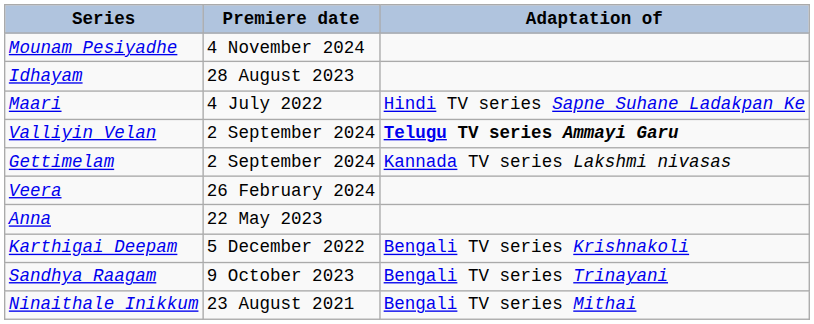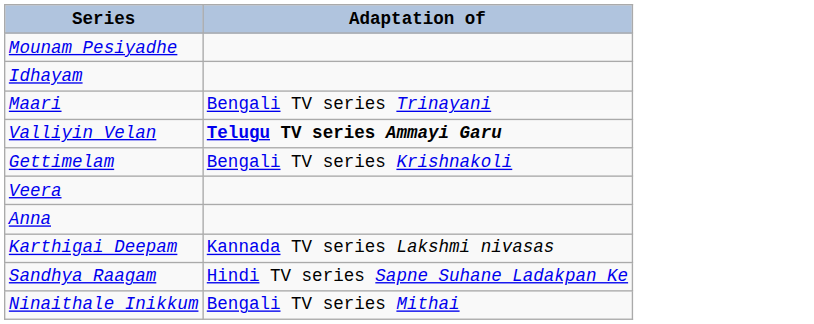- column: (291, 19)
(594, 105) Hindi TV series Sapne Suhane Ladakpan Ke -> (349, 105) Bengali TV series Trinayani
(557, 162) Kannada TV series Lakshmi nivasas -> (360, 162) Bengali TV series Krishnakoli
(536, 248) Bengali TV series Krishnakoli -> (381, 248) Kannada TV series Lakshmi nivasas
(526, 276) Bengali TV series Trinayani -> (417, 276) Hindi TV series Sapne Suhane Ladakpan Ke
